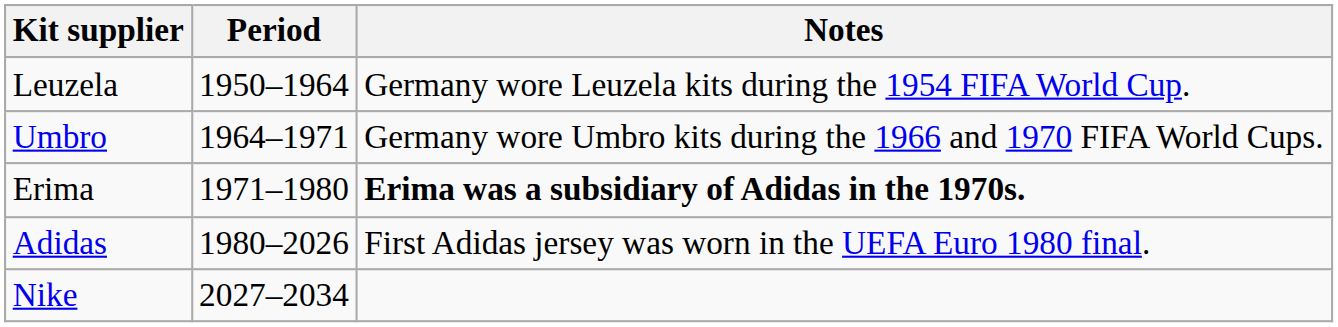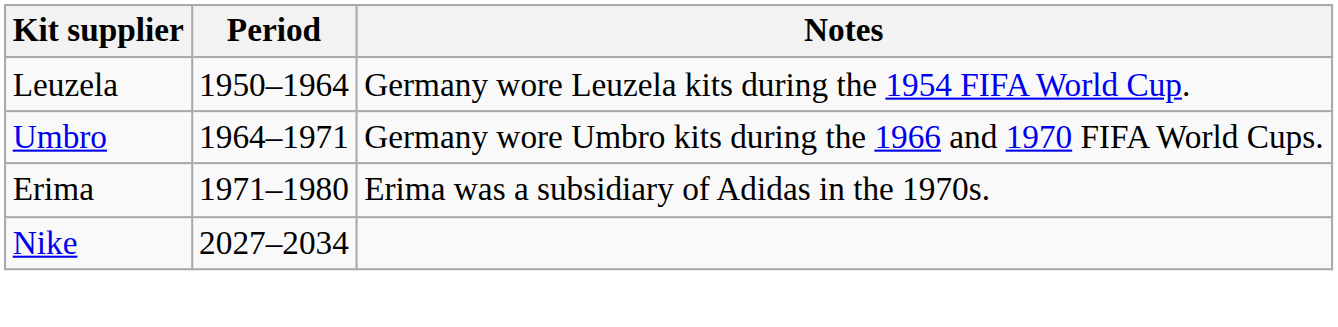(695, 189) bold -> (677, 189) normal
- row: (60, 242)
